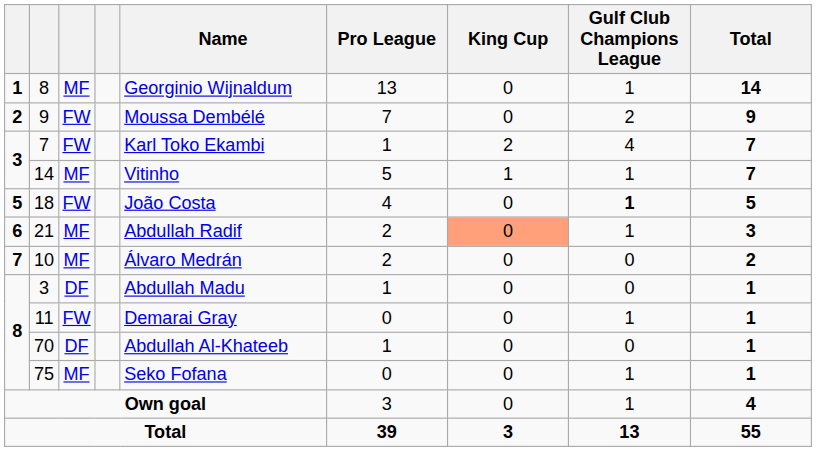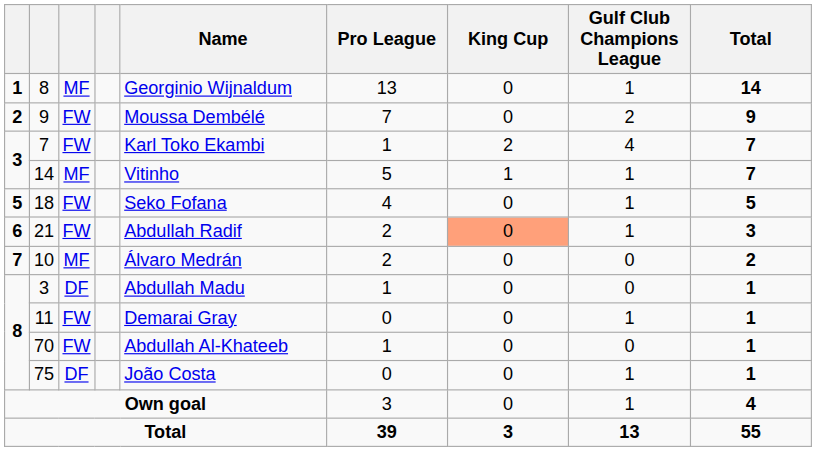(170, 202) João Costa -> (175, 202) Seko Fofana
(629, 202) bold -> (629, 202) normal
(77, 231) MF -> (77, 231) FW
(77, 346) DF -> (77, 346) FW
(77, 374) MF -> (77, 374) DF
(175, 374) Seko Fofana -> (170, 374) João Costa
